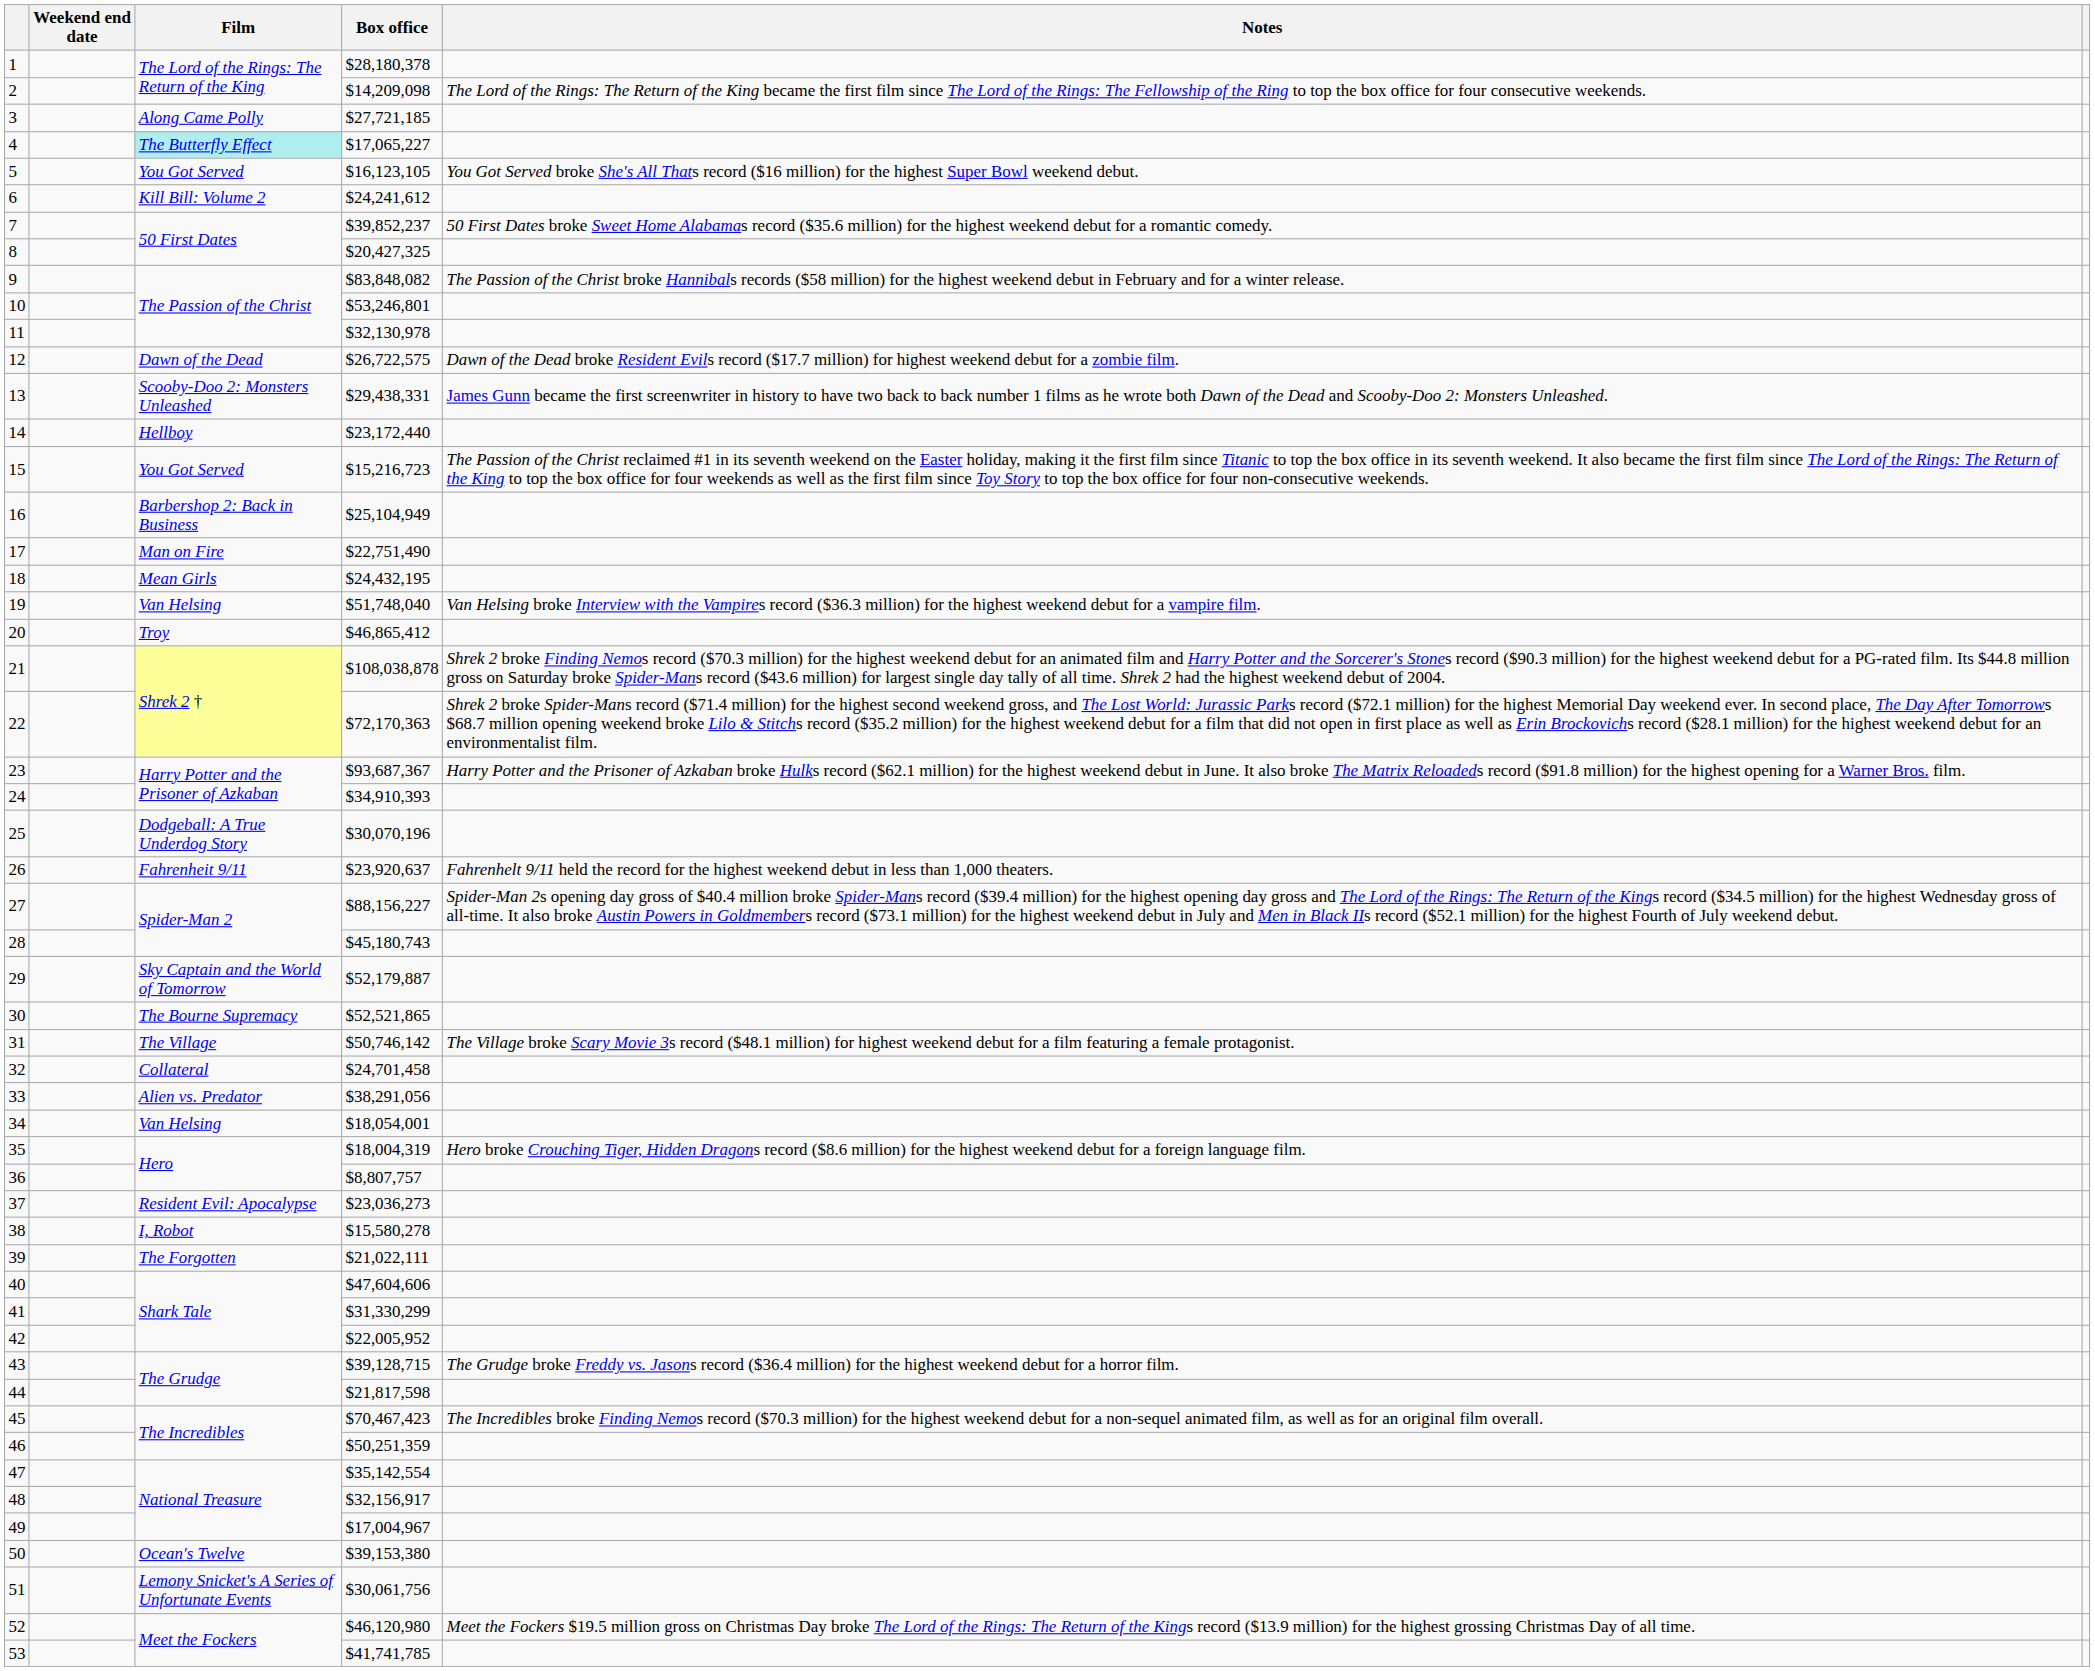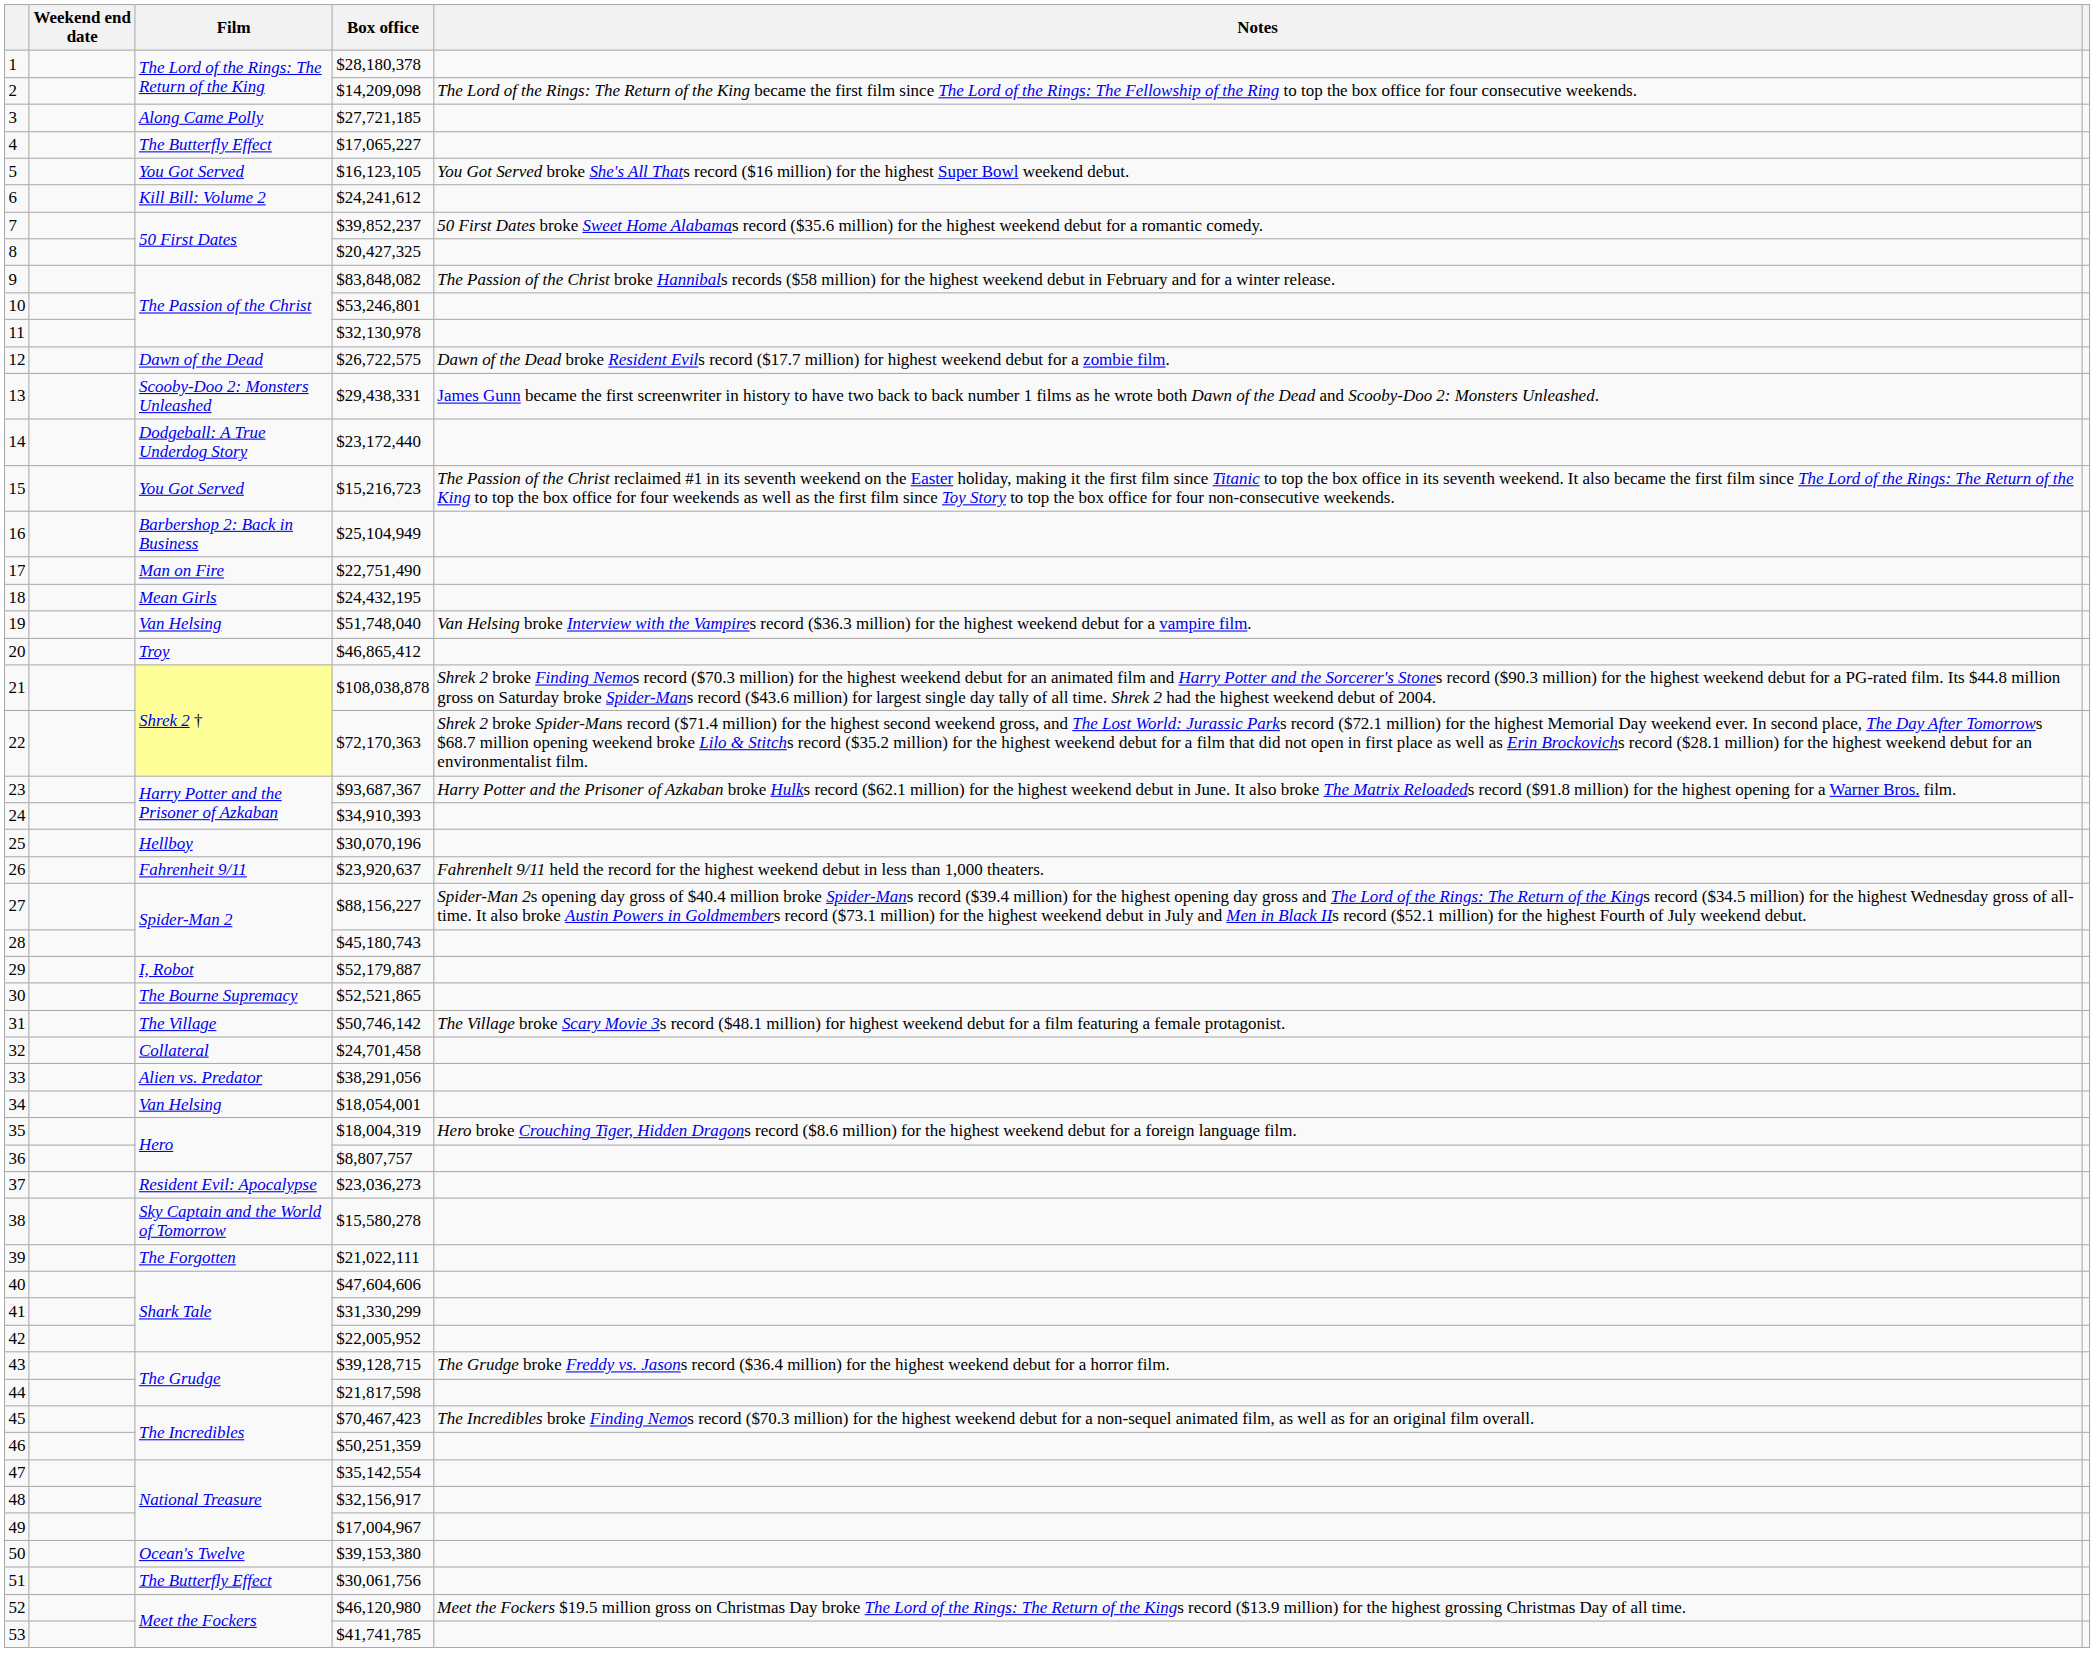(205, 144) paleturquoise background -> (205, 144) no background
(166, 432) Hellboy -> (202, 442) Dodgeball: A True Underdog Story
(202, 833) Dodgeball: A True Underdog Story -> (166, 843) Hellboy
(230, 979) Sky Captain and the World of Tomorrow -> (166, 969) I, Robot
(166, 1230) I, Robot -> (230, 1221) Sky Captain and the World of Tomorrow
(236, 1590) Lemony Snicket's A Series of Unfortunate Events -> (205, 1580) The Butterfly Effect
